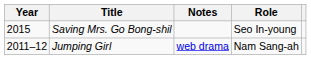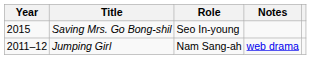columns swapped: (266, 12) <-> (203, 12)
